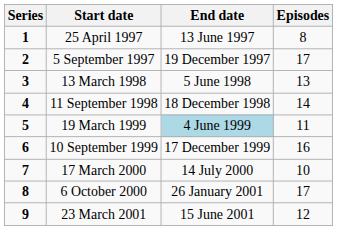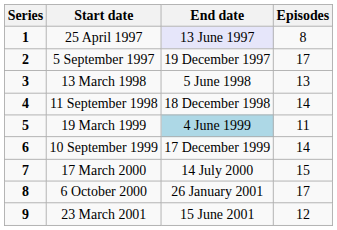(217, 37) no background -> (217, 37) lavender background
(303, 147) 16 -> (303, 147) 14
(303, 170) 10 -> (303, 170) 15
